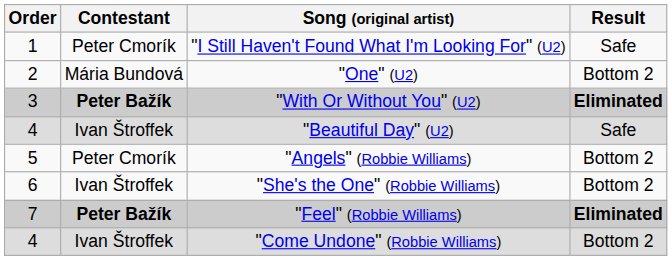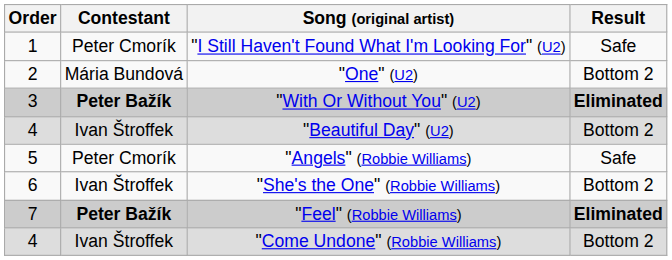(618, 130) Safe -> (618, 130) Bottom 2
(618, 158) Bottom 2 -> (618, 158) Safe
